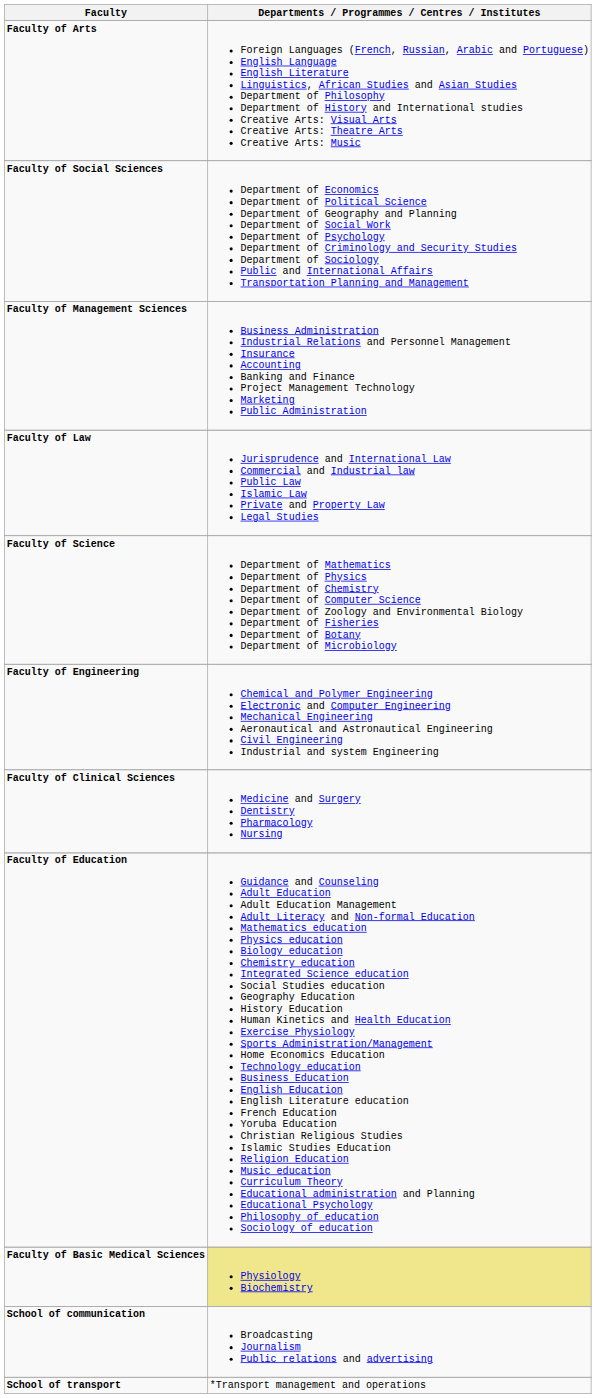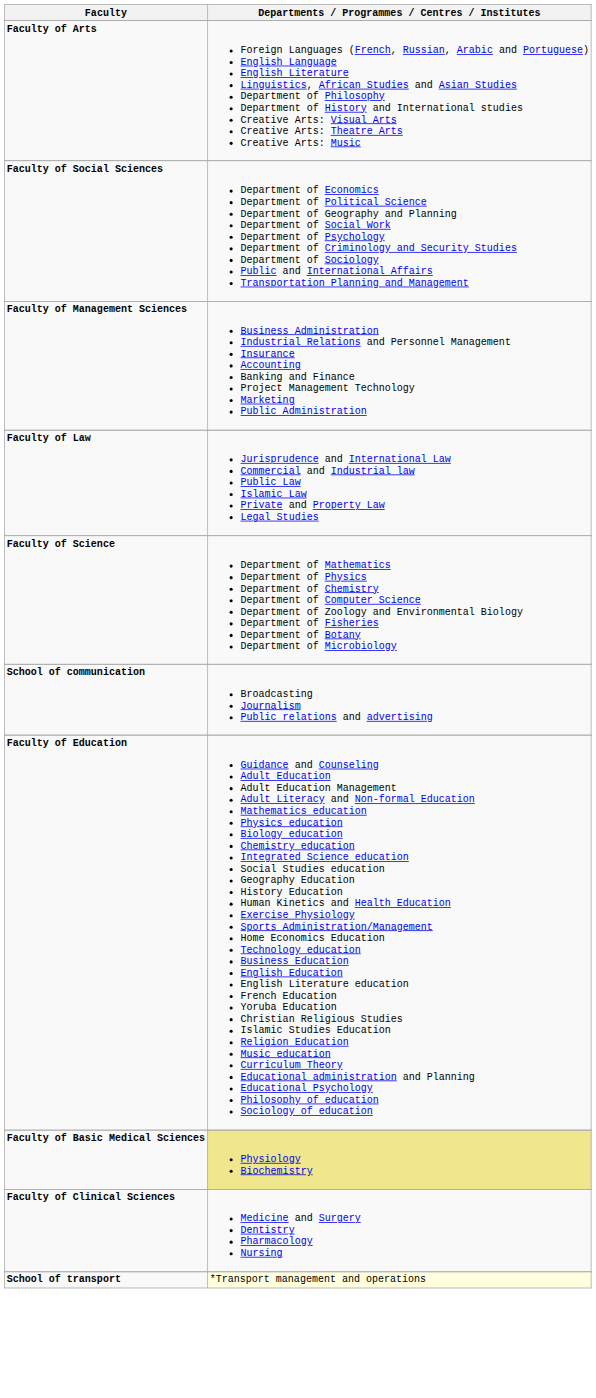- row: (73, 673)
rows swapped: (91, 778) <-> (76, 1315)
(318, 1386) no background -> (318, 1280) lightyellow background
